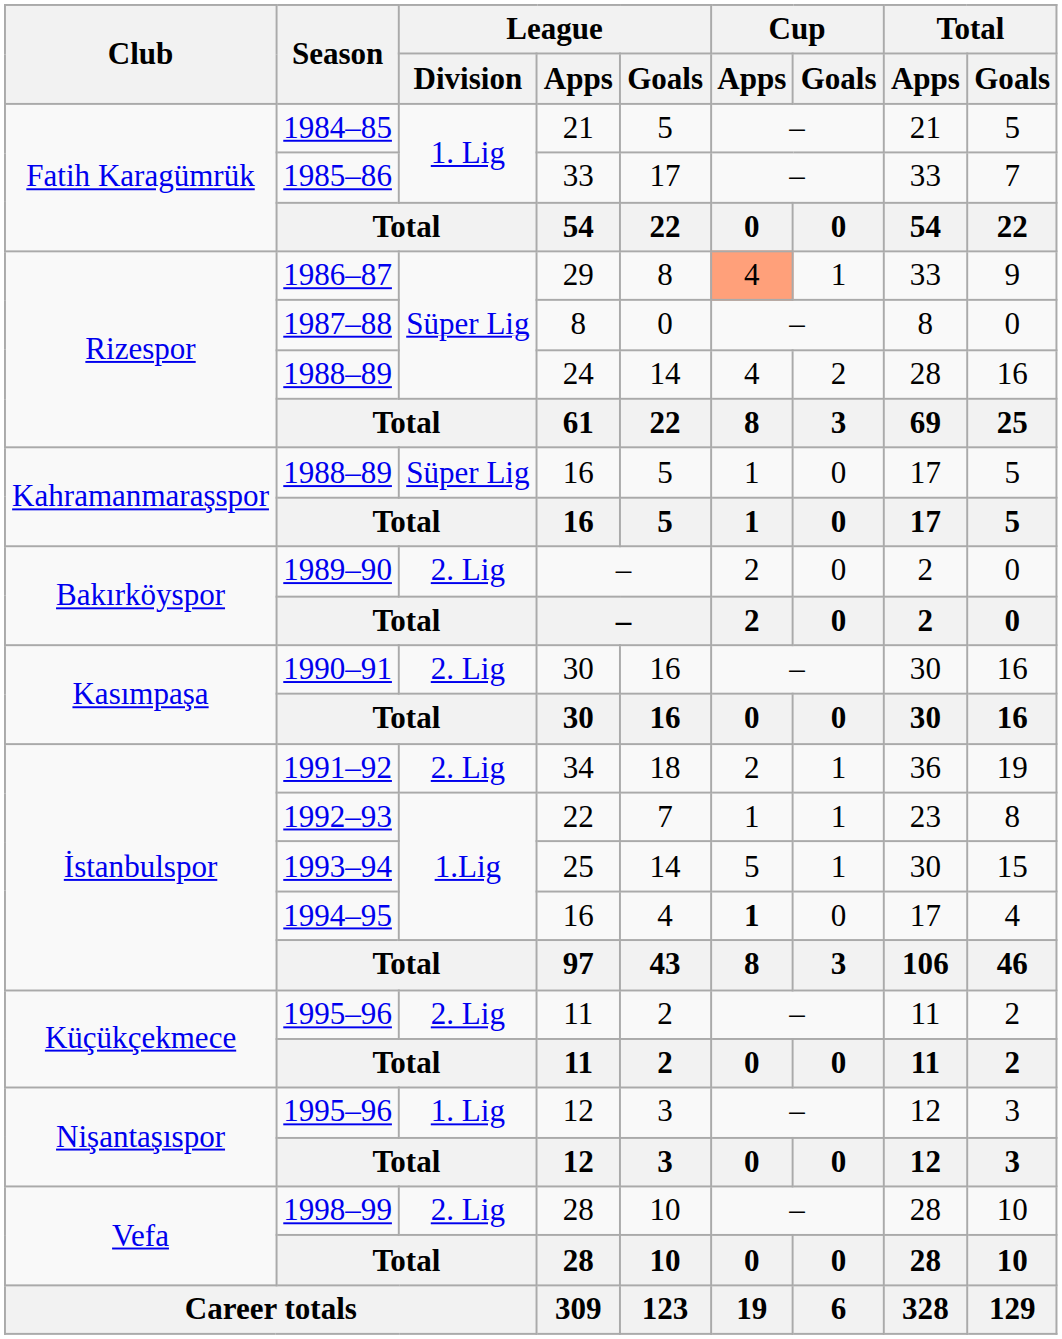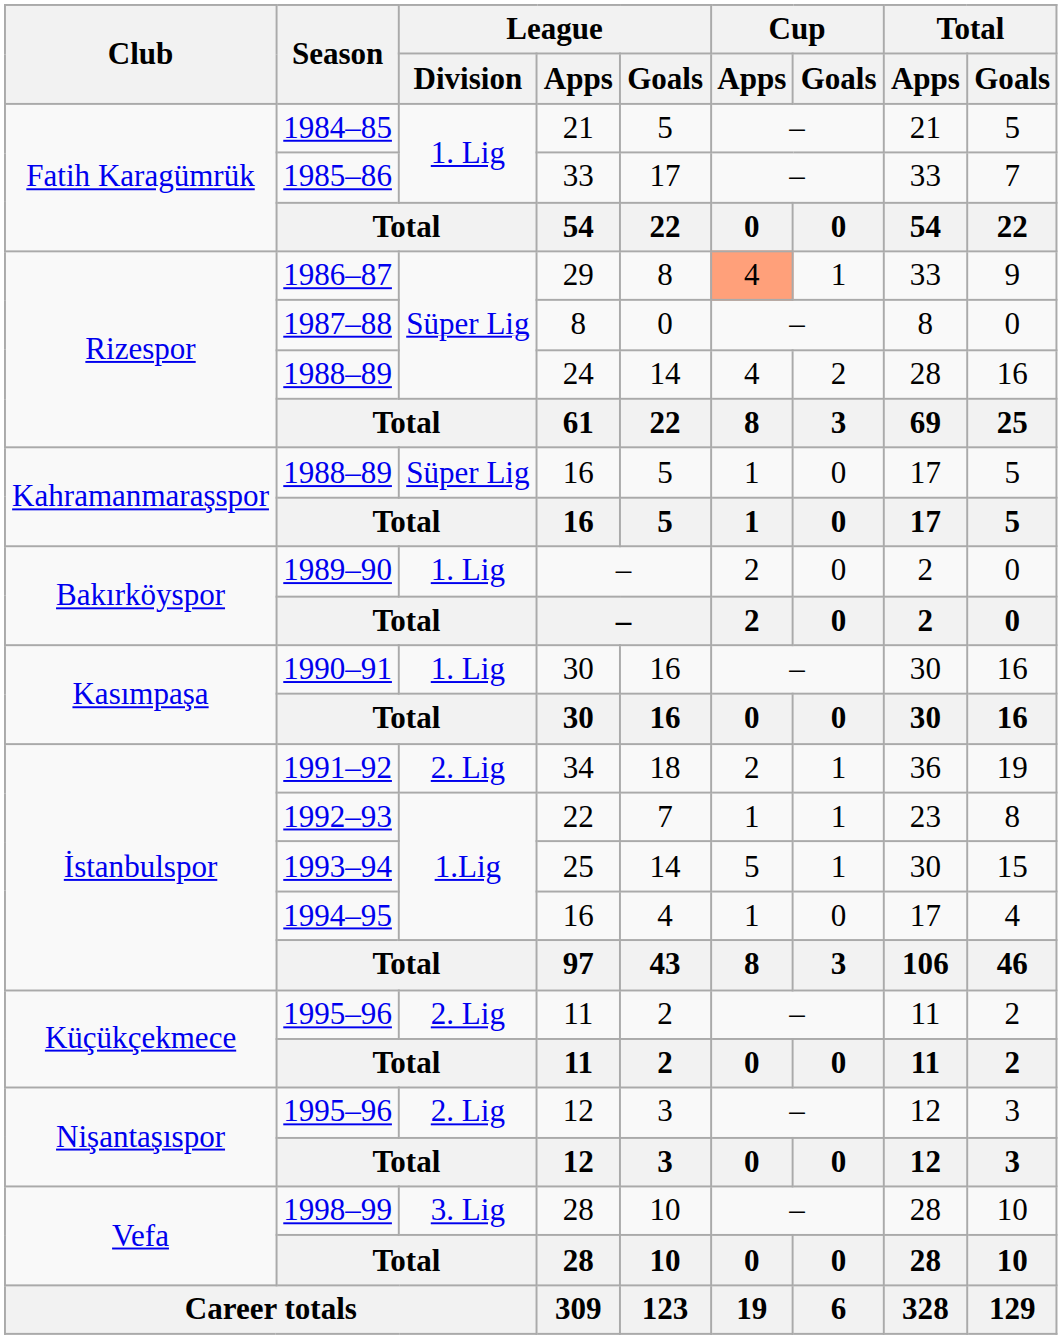(468, 570) 2. Lig -> (468, 570) 1. Lig
(468, 669) 2. Lig -> (468, 669) 1. Lig
(752, 915) bold -> (752, 915) normal
(468, 1112) 1. Lig -> (468, 1112) 2. Lig
(468, 1210) 2. Lig -> (468, 1210) 3. Lig
